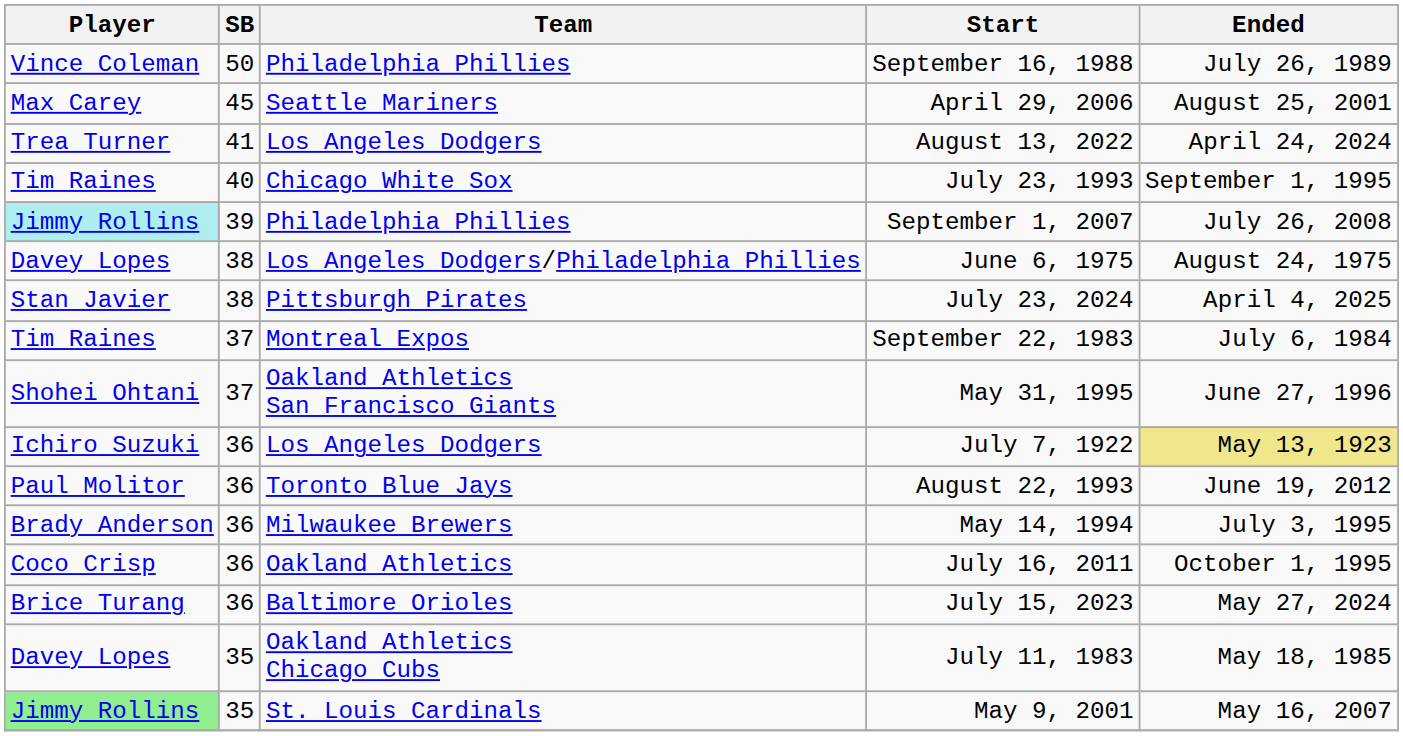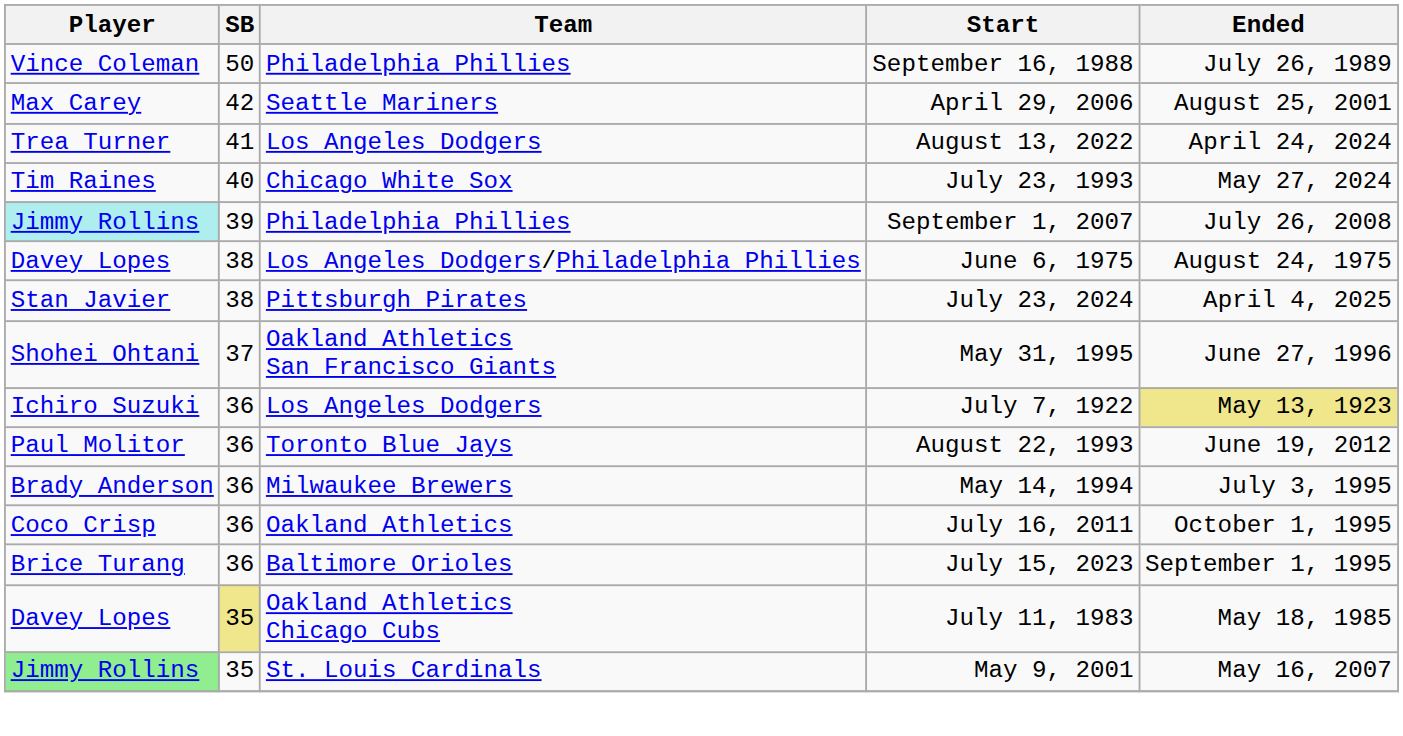(240, 103) 45 -> (240, 103) 42
(1268, 182) September 1, 1995 -> (1305, 182) May 27, 2024
- row: (1003, 340)
(1305, 604) May 27, 2024 -> (1268, 565) September 1, 1995
(240, 658) no background -> (240, 618) khaki background
